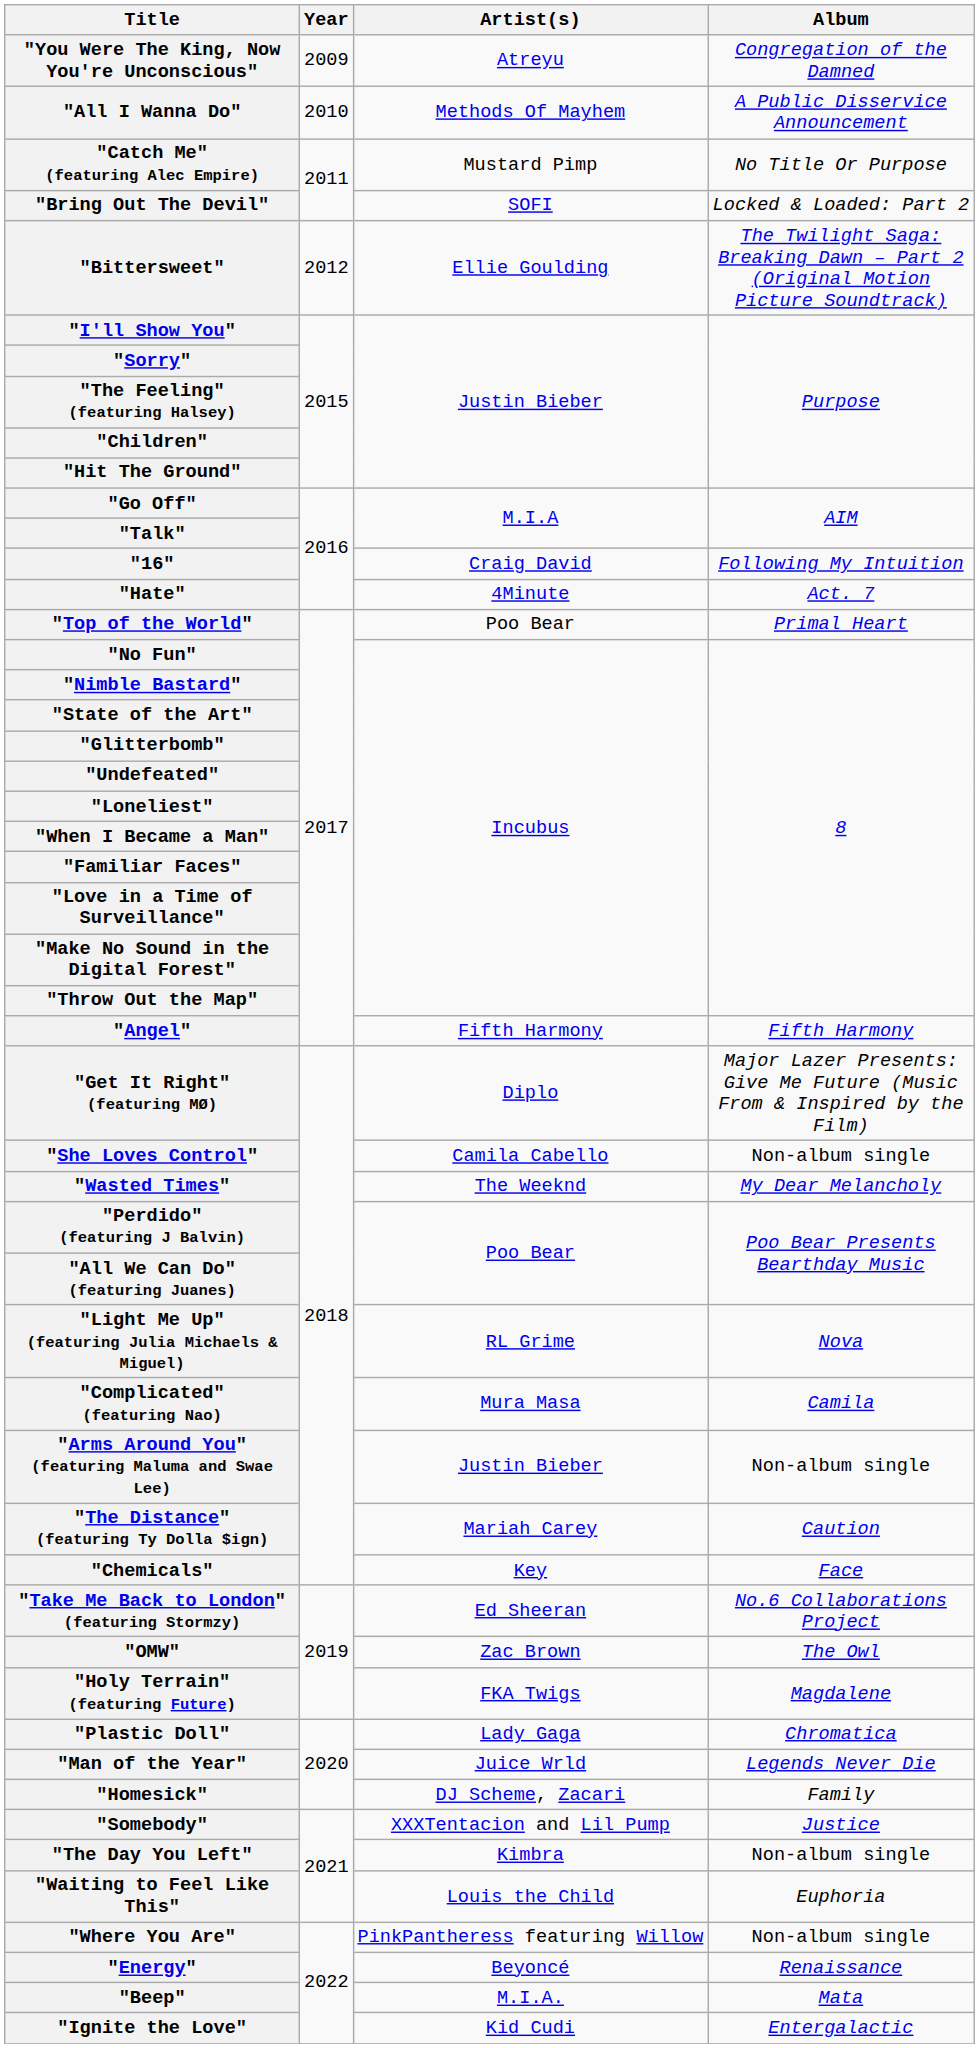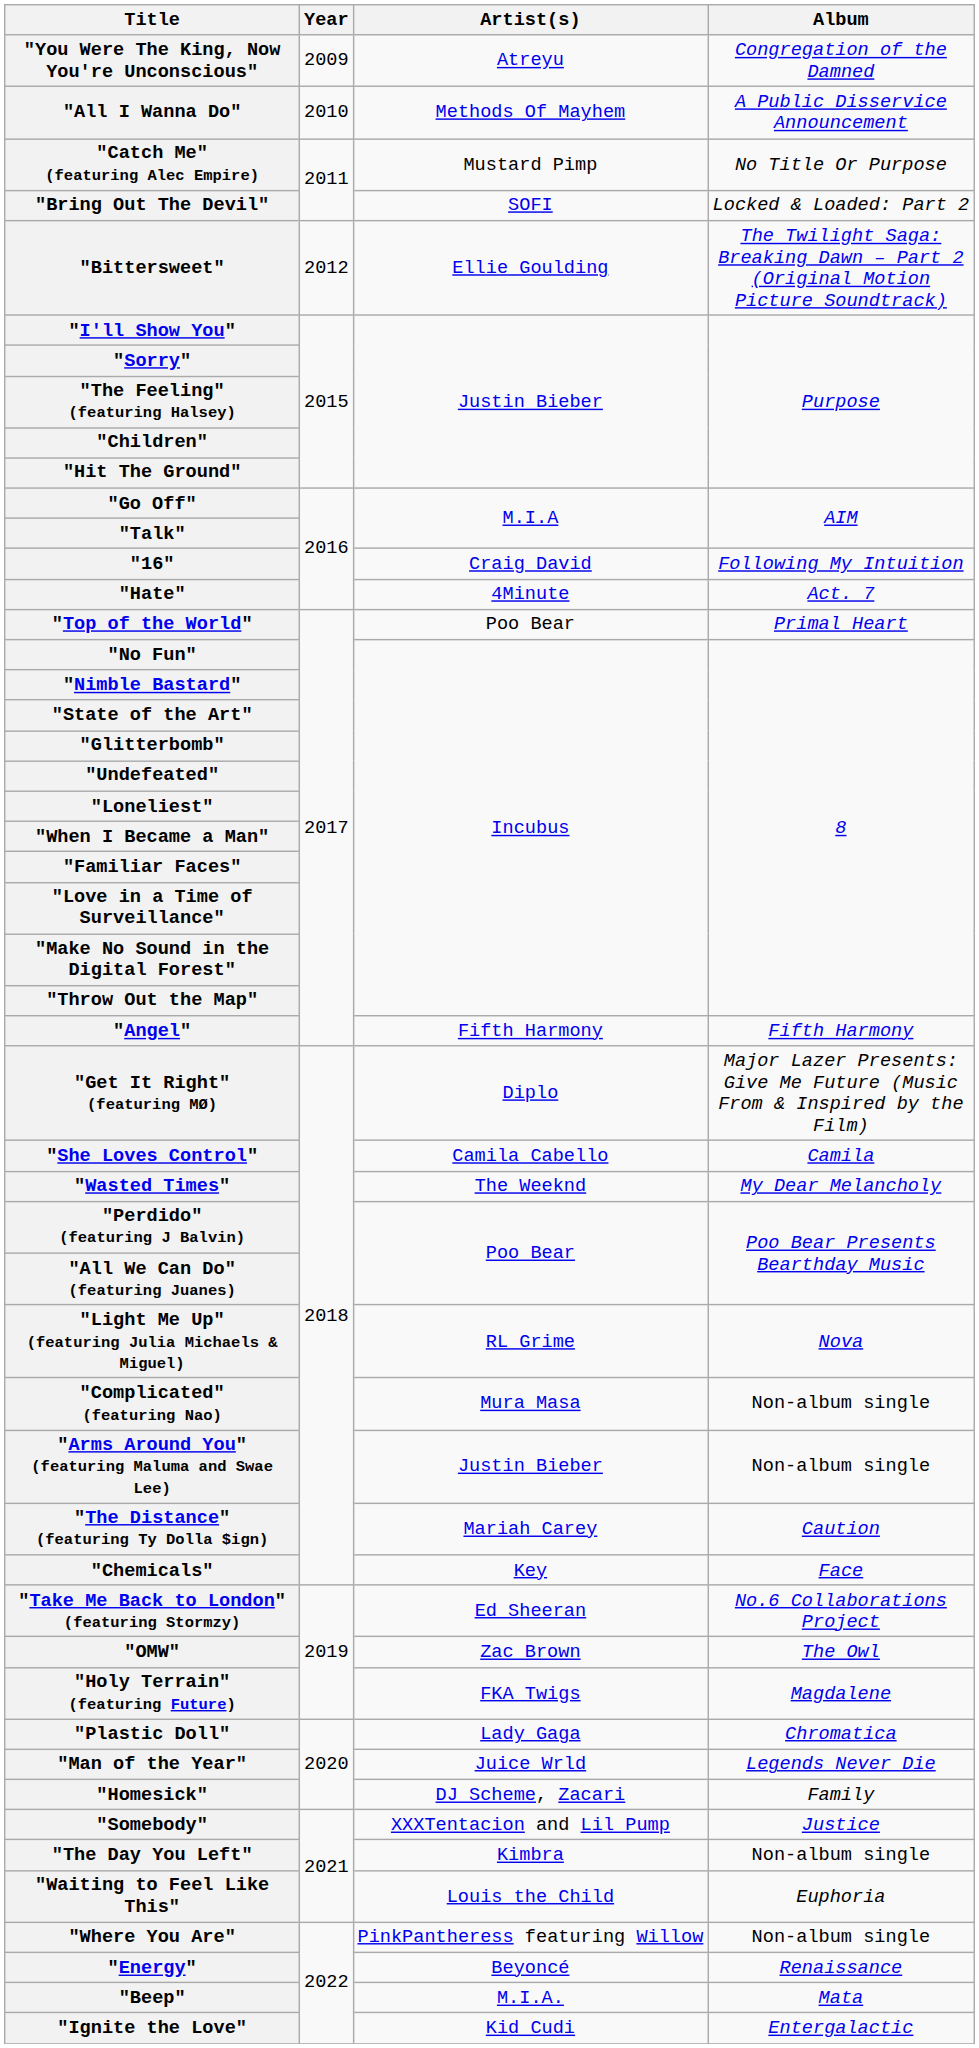(841, 1156) Non-album single -> (841, 1156) Camila
(841, 1404) Camila -> (841, 1404) Non-album single
